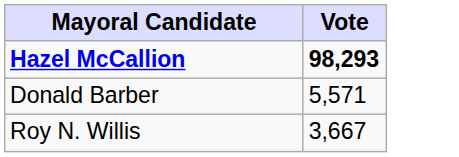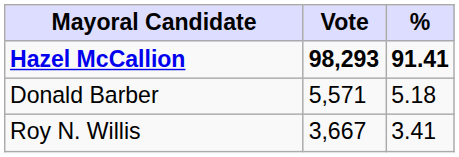+ column: (420, 22)
